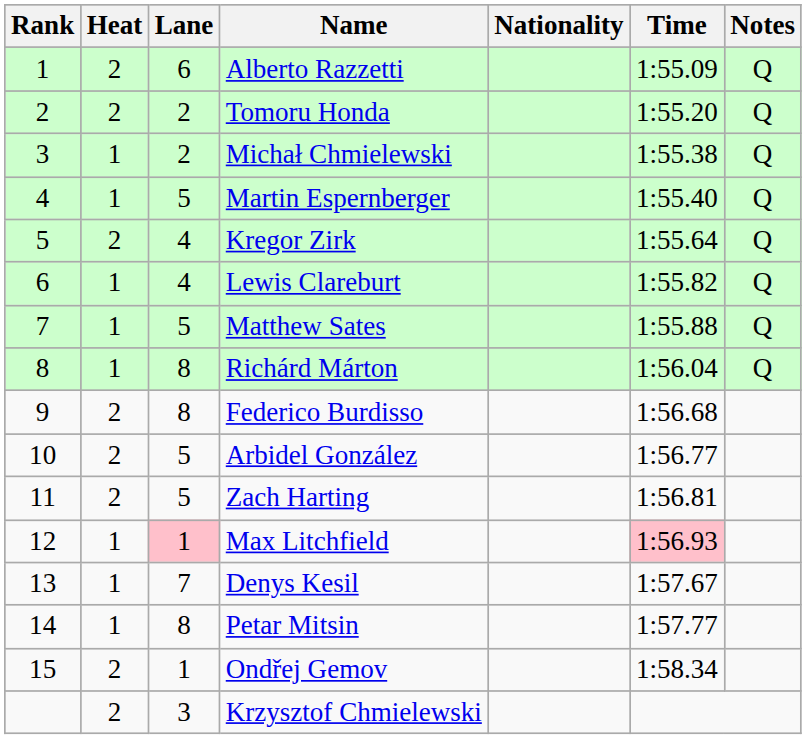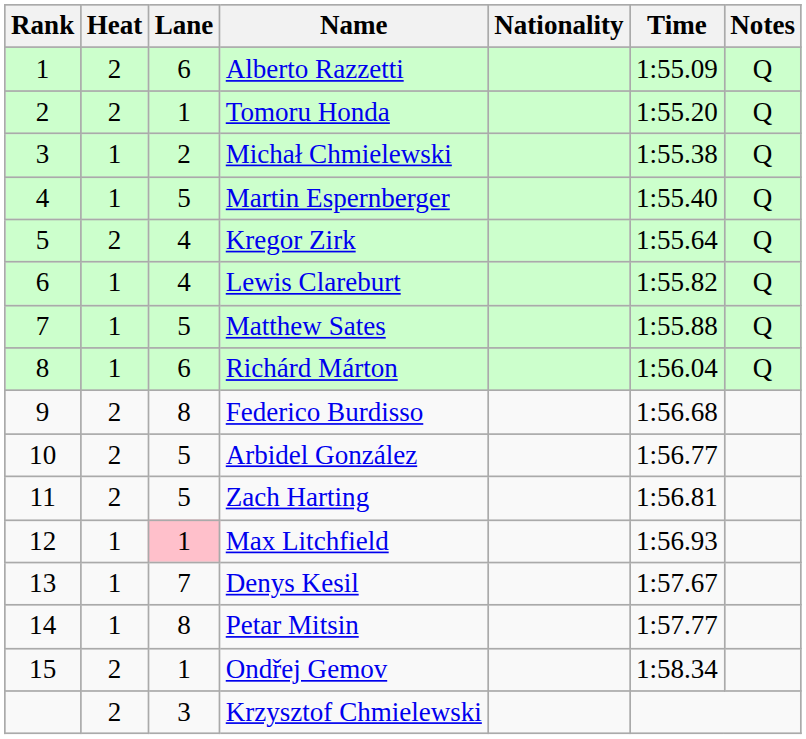(184, 111) 2 -> (184, 111) 1
(184, 369) 8 -> (184, 369) 6
(677, 540) pink background -> (677, 540) no background
